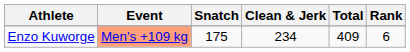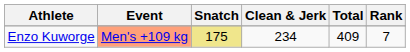(217, 37) no background -> (217, 37) khaki background
(386, 37) 6 -> (386, 37) 7
